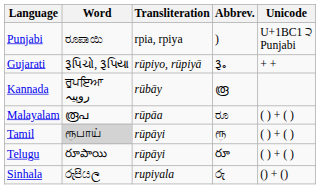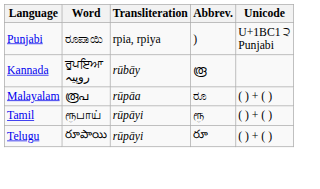- row: (26, 63)
(83, 133) lightgrey background -> (83, 114) no background
- row: (25, 174)
